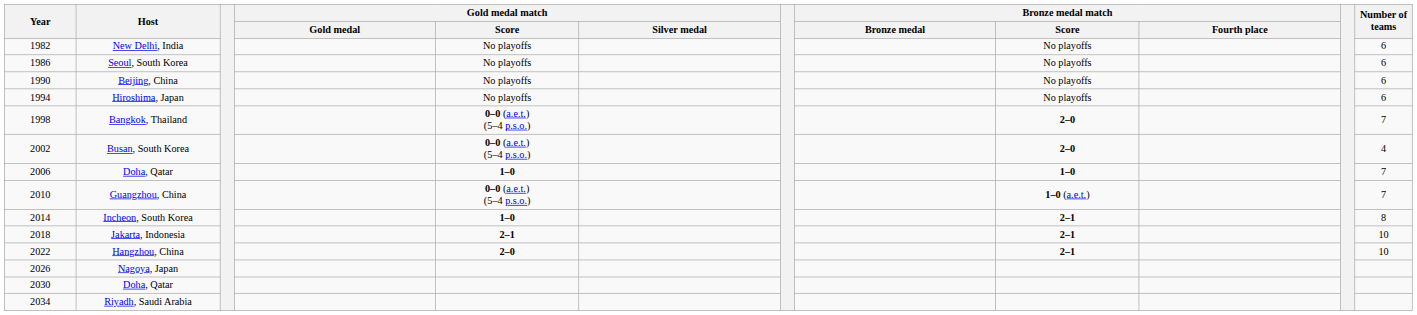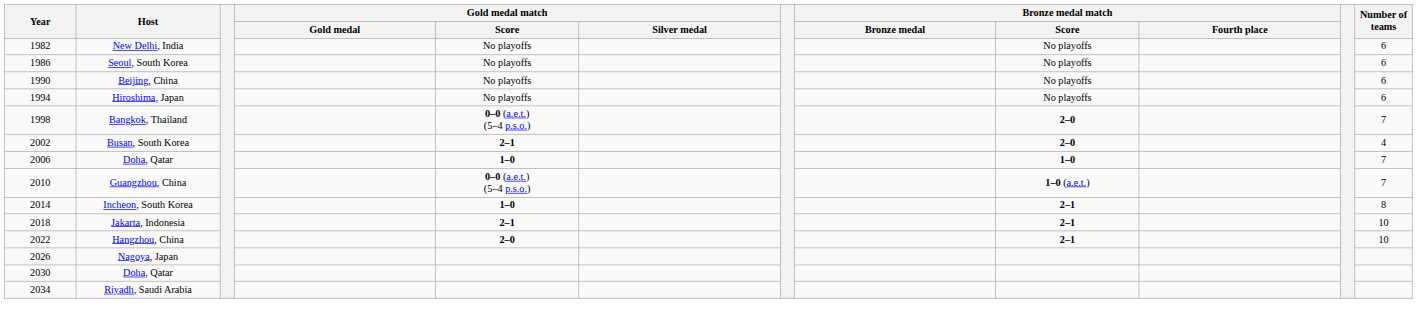(507, 149) 0–0 (a.e.t.) (5–4 p.s.o.) -> (507, 143) 2–1
